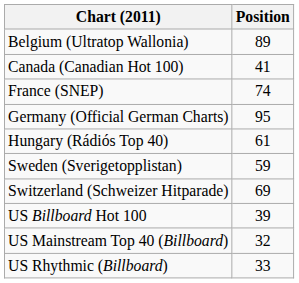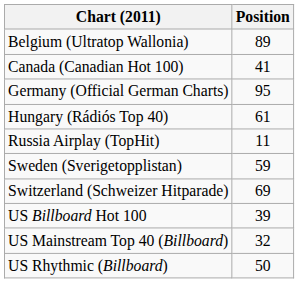- row: (56, 91)
+ row: (84, 141)
(263, 265) 33 -> (263, 265) 50
